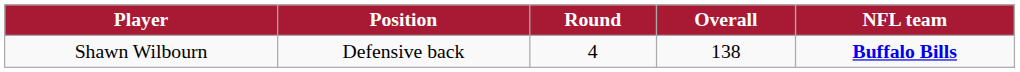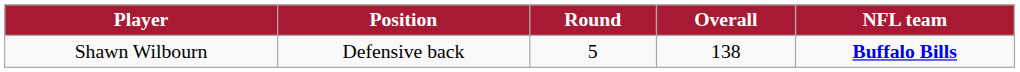(593, 51) 4 -> (593, 51) 5
